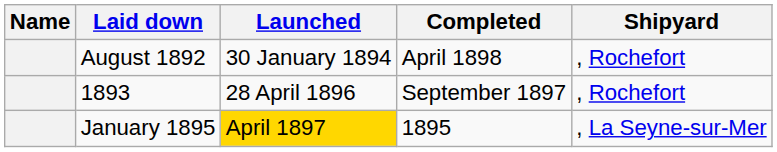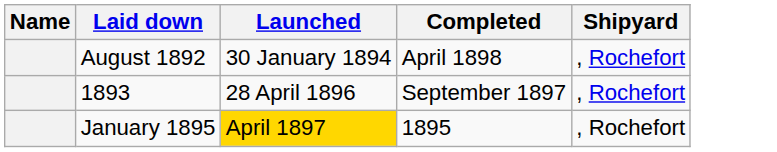(672, 127) , La Seyne-sur-Mer -> (631, 127) , Rochefort
